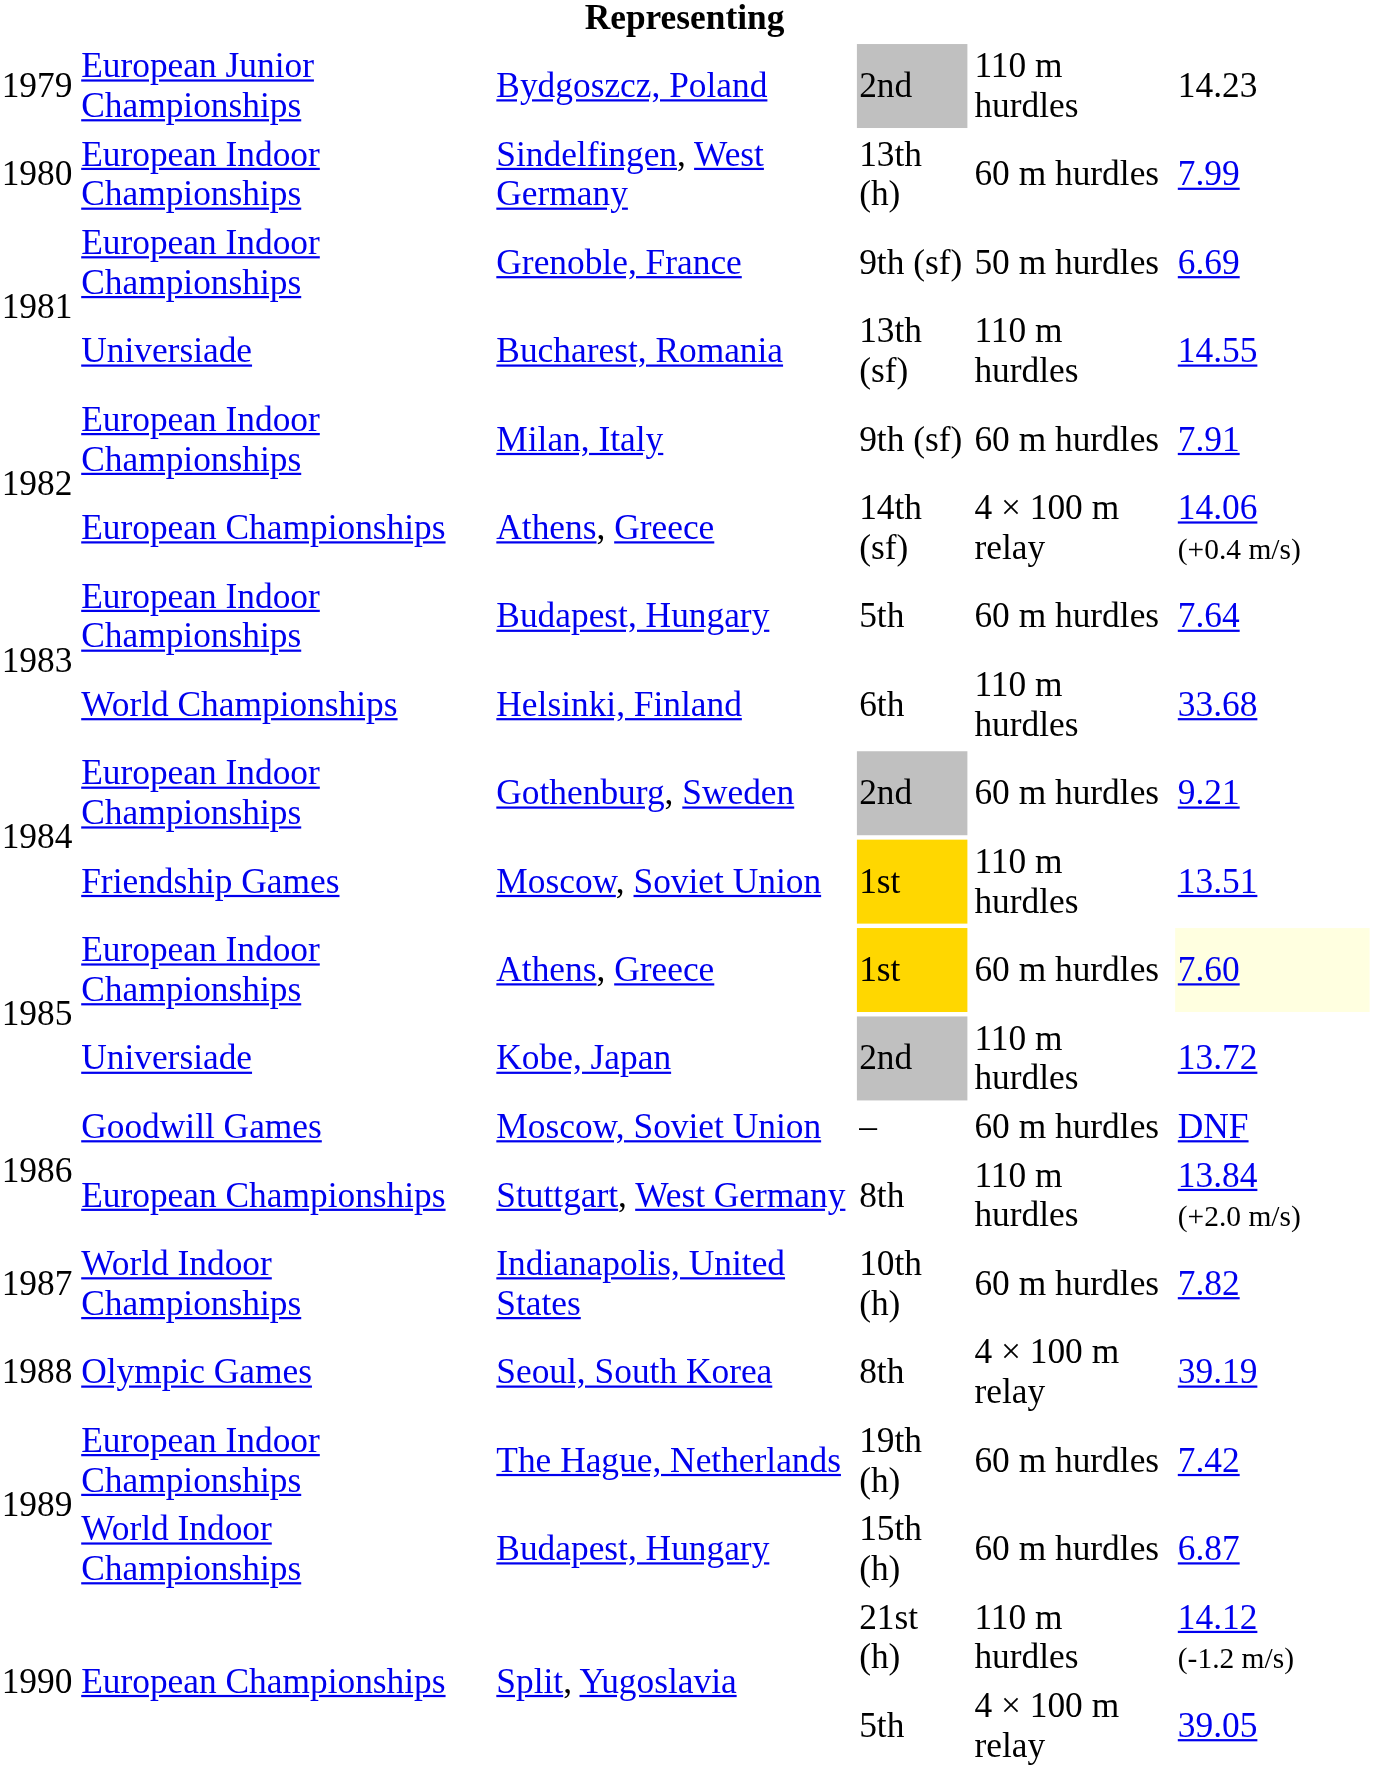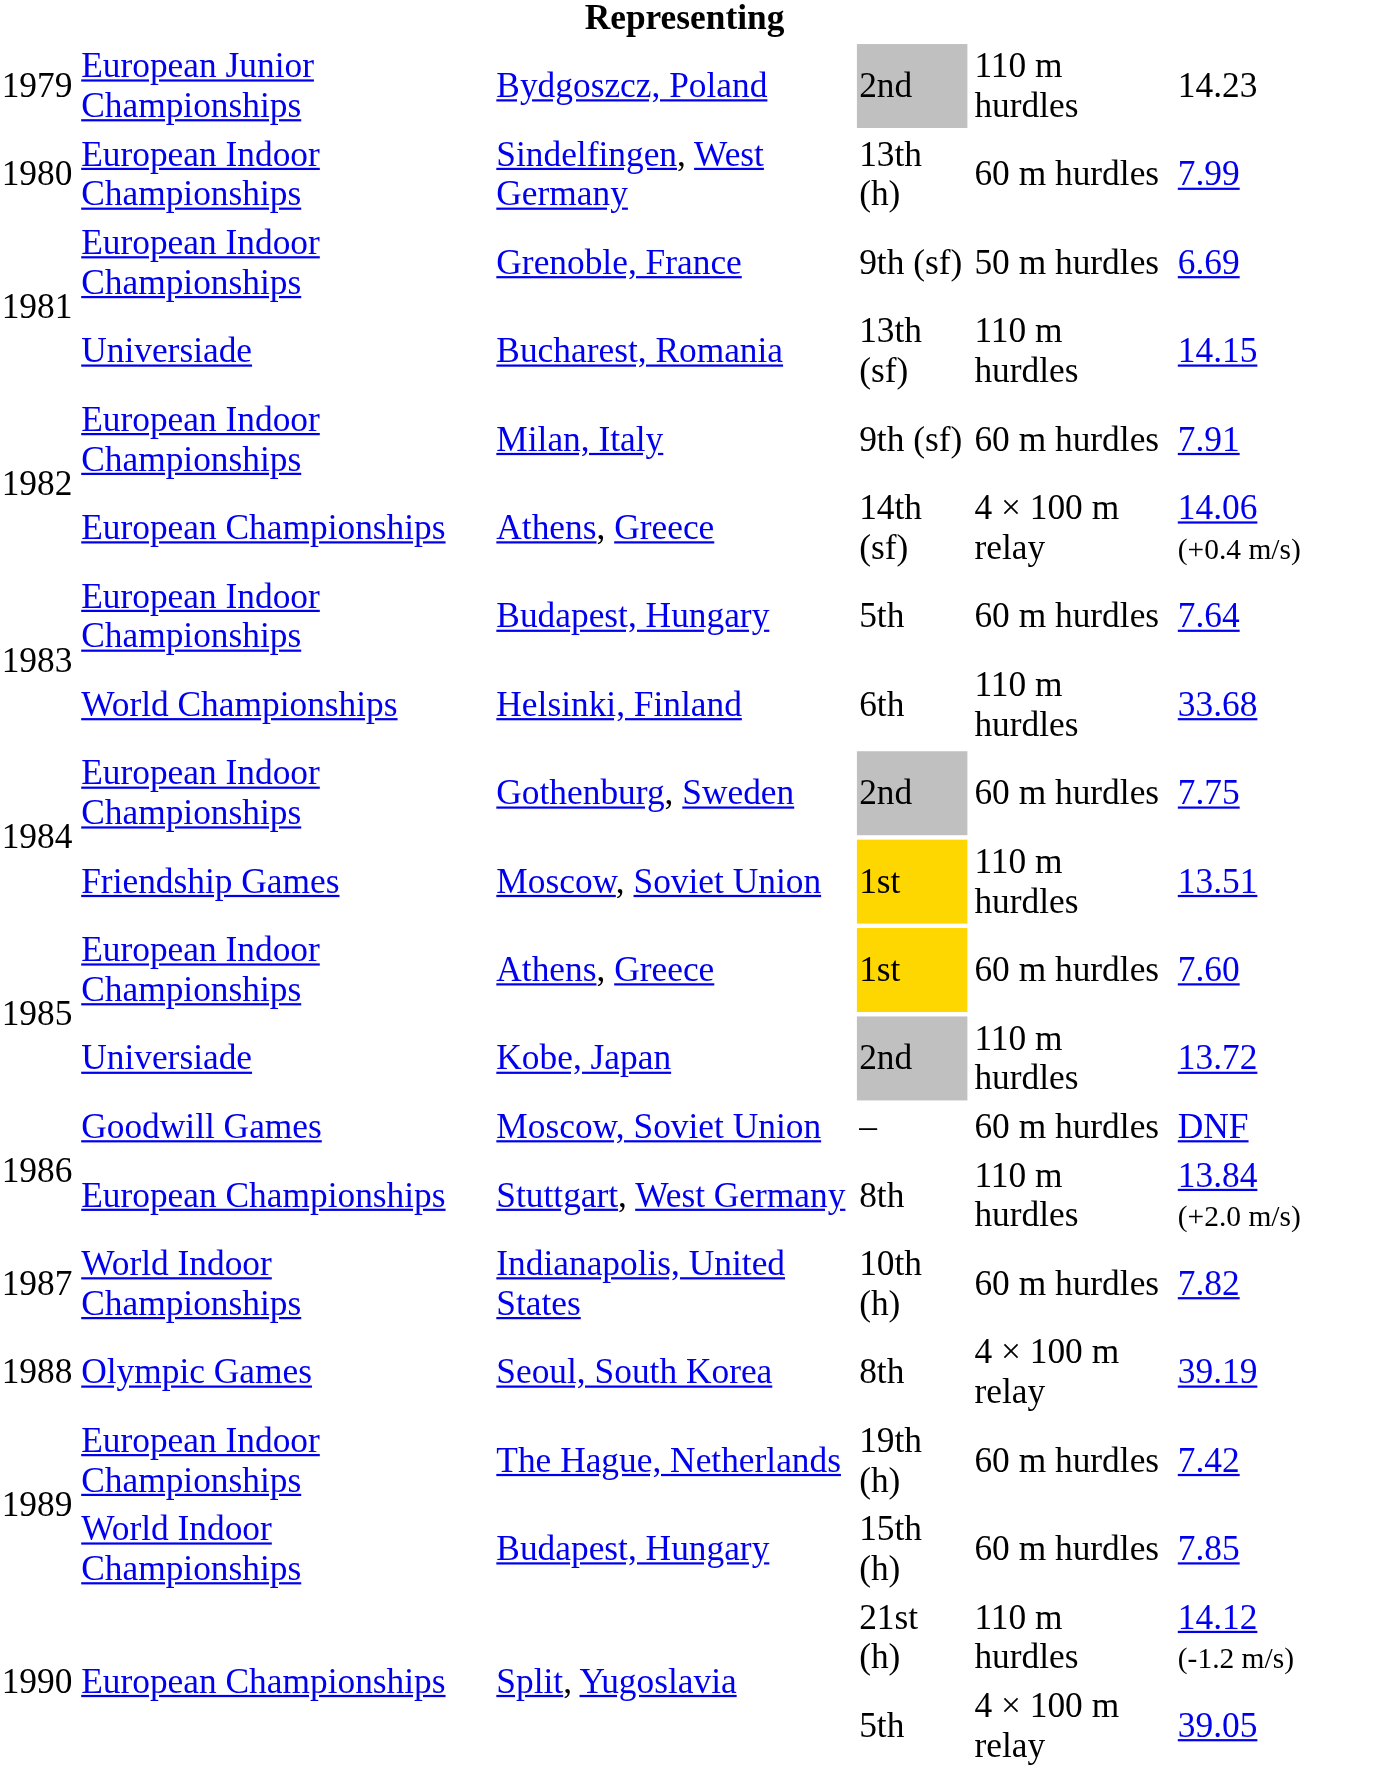(1218, 350) 14.55 -> (1218, 350) 14.15
(1209, 792) 9.21 -> (1209, 792) 7.75
(1209, 969) lightyellow background -> (1209, 969) no background
(1209, 1548) 6.87 -> (1209, 1548) 7.85
